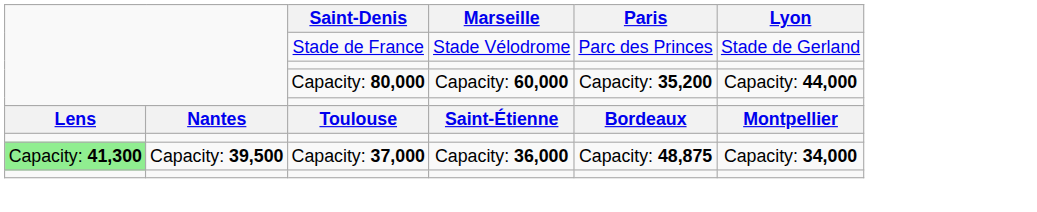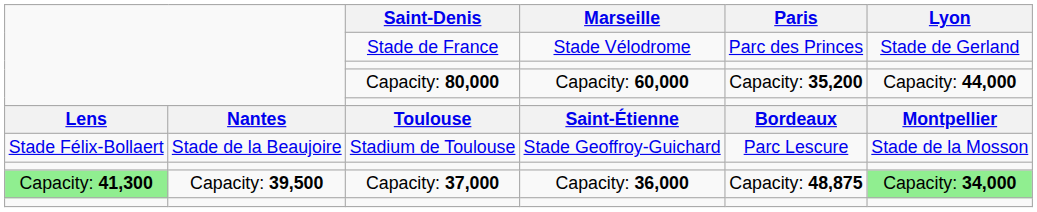+ row: (433, 147)
(791, 155) no background -> (950, 183) lightgreen background
